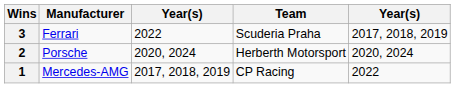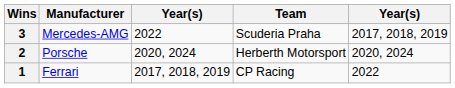(60, 33) Ferrari -> (85, 33) Mercedes-AMG
(85, 72) Mercedes-AMG -> (60, 72) Ferrari
